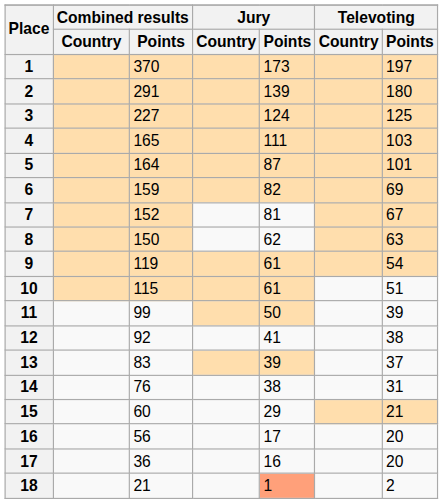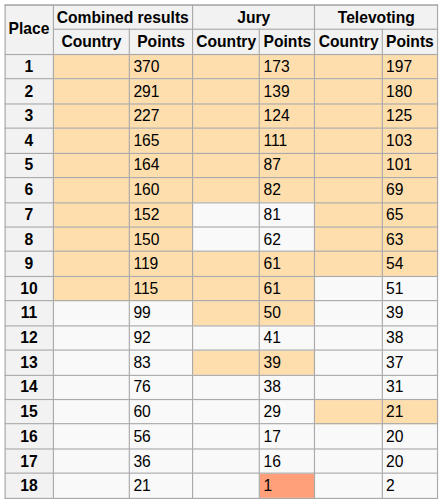(146, 190) 159 -> (146, 190) 160
(395, 215) 67 -> (395, 215) 65
